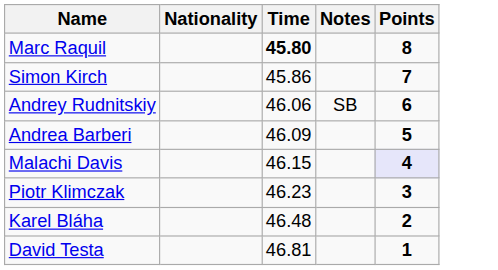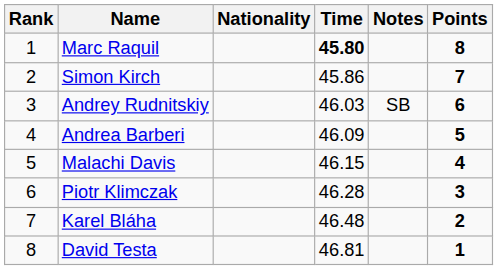+ column: (31, 18)
(289, 105) 46.06 -> (342, 105) 46.03
(407, 163) lavender background -> (460, 163) no background
(289, 192) 46.23 -> (342, 192) 46.28
